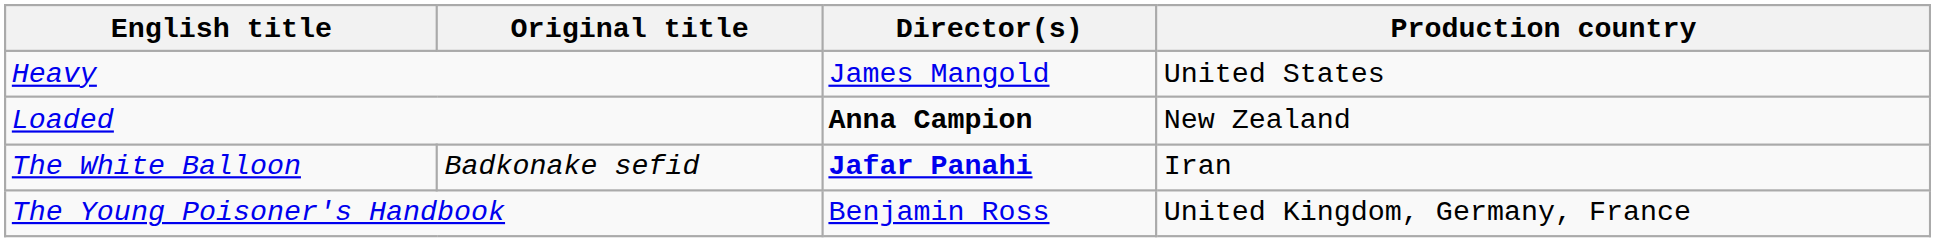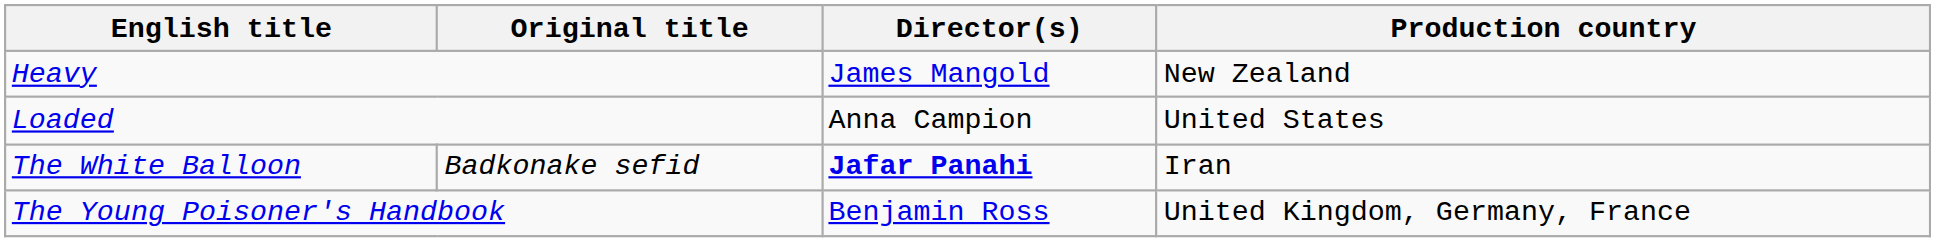(1274, 74) United States -> (1257, 74) New Zealand
(930, 121) bold -> (930, 121) normal
(1257, 121) New Zealand -> (1274, 121) United States
